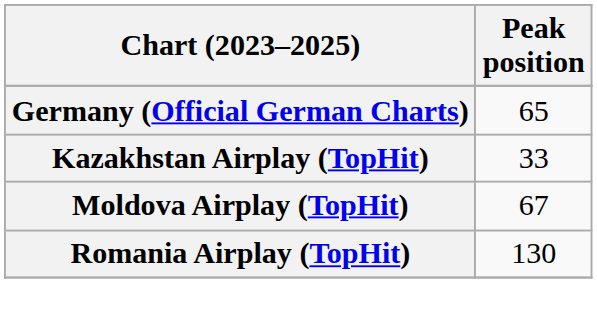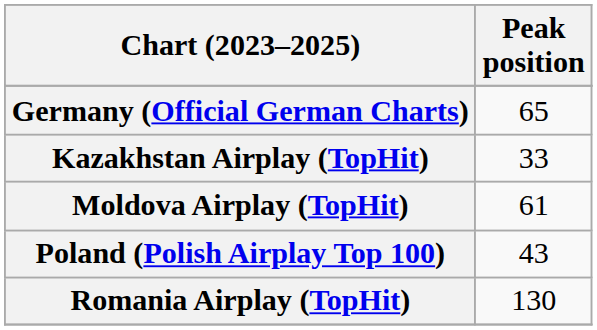(534, 205) 67 -> (534, 205) 61
+ row: (240, 253)
